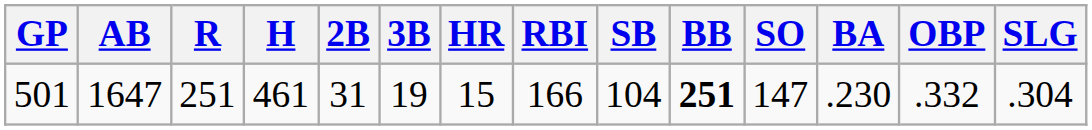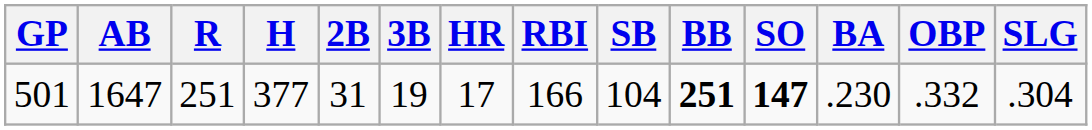(281, 93) 461 -> (281, 93) 377
(476, 93) 15 -> (476, 93) 17
(780, 93) normal -> (780, 93) bold
